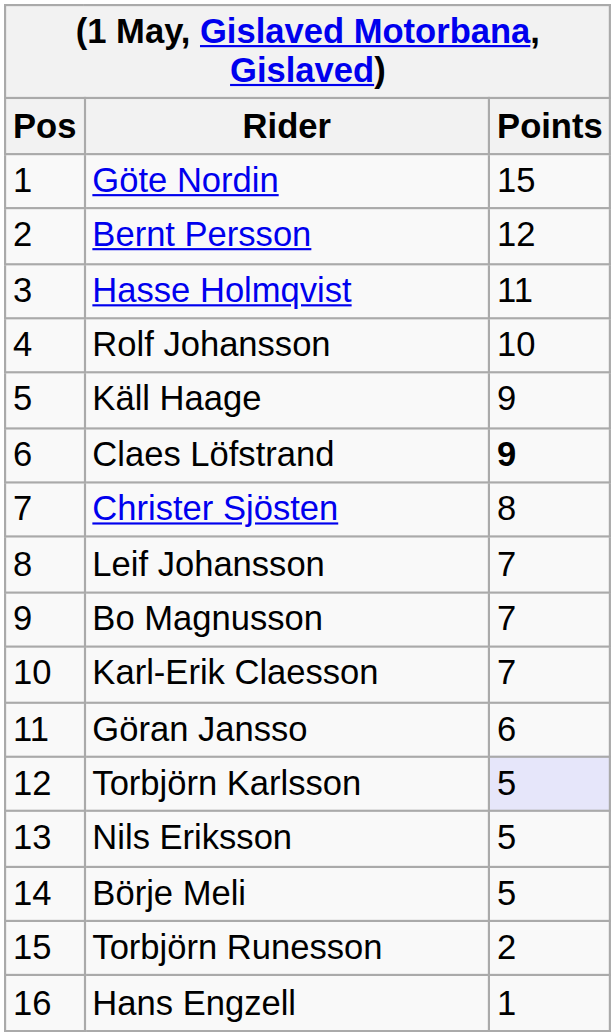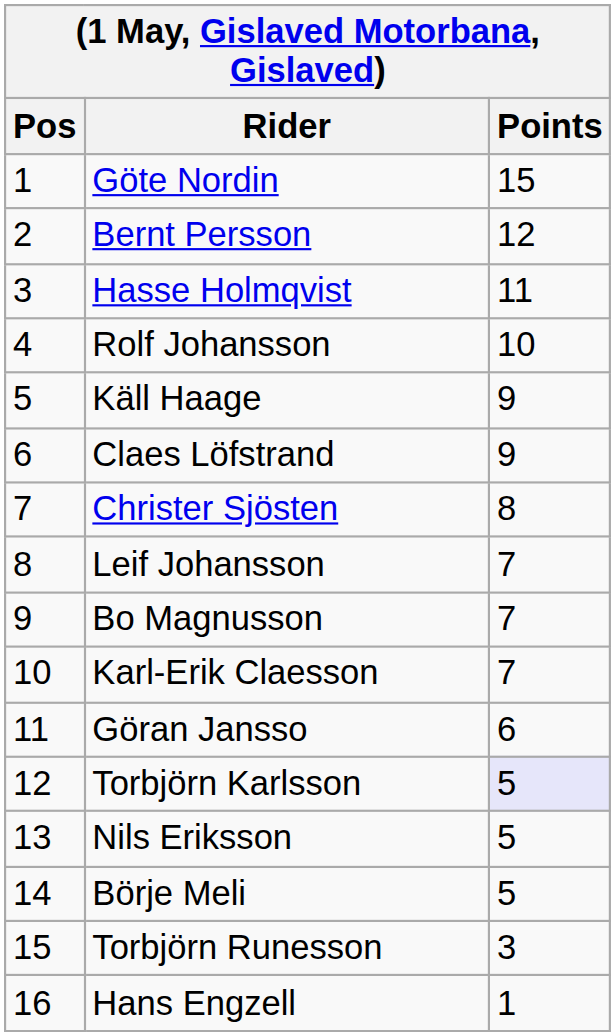(507, 454) bold -> (507, 454) normal
(507, 947) 2 -> (507, 947) 3
